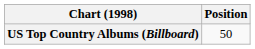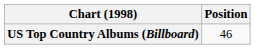(226, 34) 50 -> (226, 34) 46
